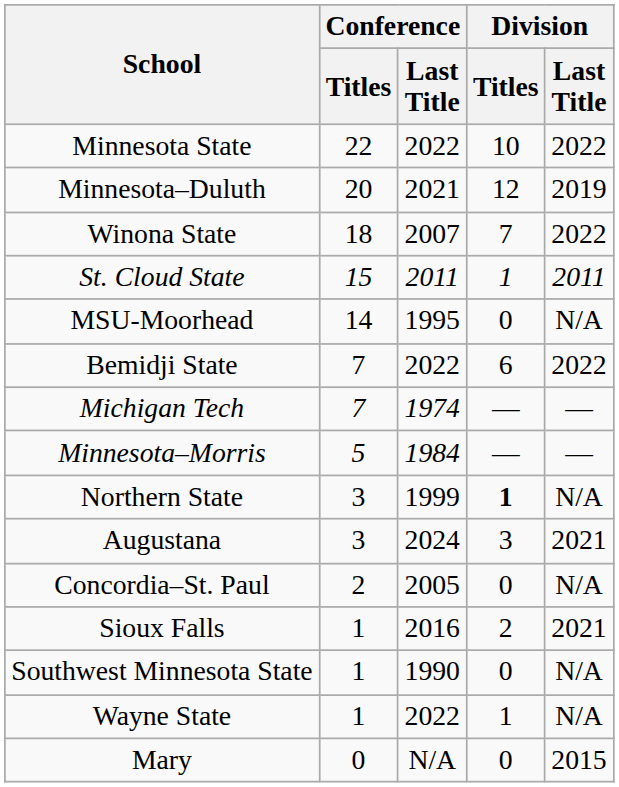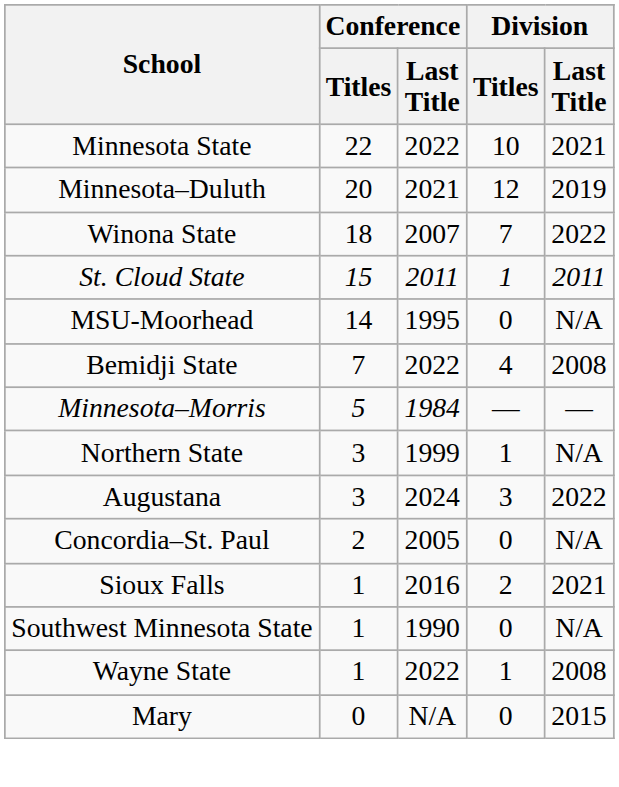(579, 145) 2022 -> (579, 145) 2021
(506, 364) 6 -> (506, 364) 4
(579, 364) 2022 -> (579, 364) 2008
- row: (162, 408)
(506, 496) bold -> (506, 452) normal
(579, 540) 2021 -> (579, 496) 2022
(579, 716) N/A -> (579, 672) 2008
